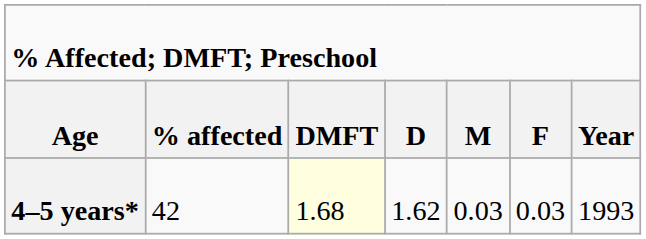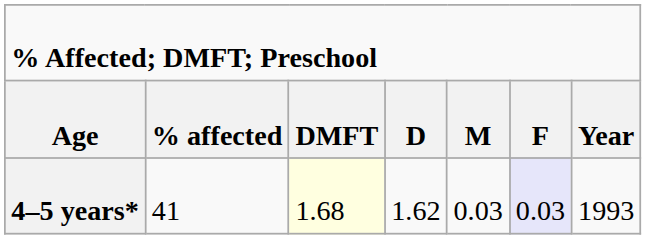(166, 211) 42 -> (166, 211) 41
(540, 211) no background -> (540, 211) lavender background
